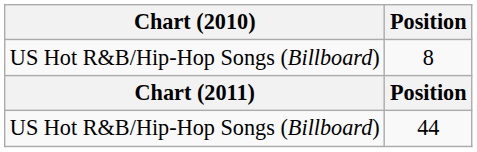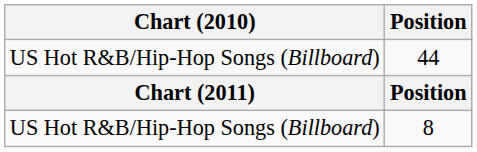rows swapped: (428, 127) <-> (428, 57)
